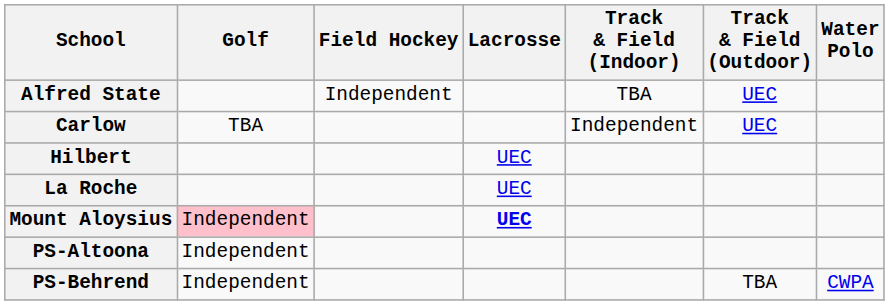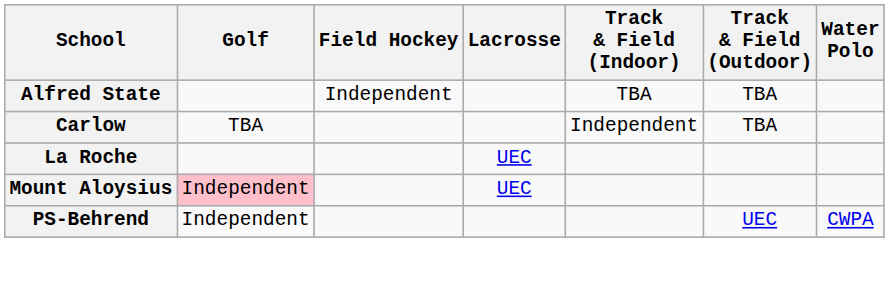(760, 96) UEC -> (760, 96) TBA
(760, 127) UEC -> (760, 127) TBA
- row: (91, 159)
(514, 221) bold -> (514, 190) normal
- row: (91, 253)
(760, 284) TBA -> (760, 221) UEC
